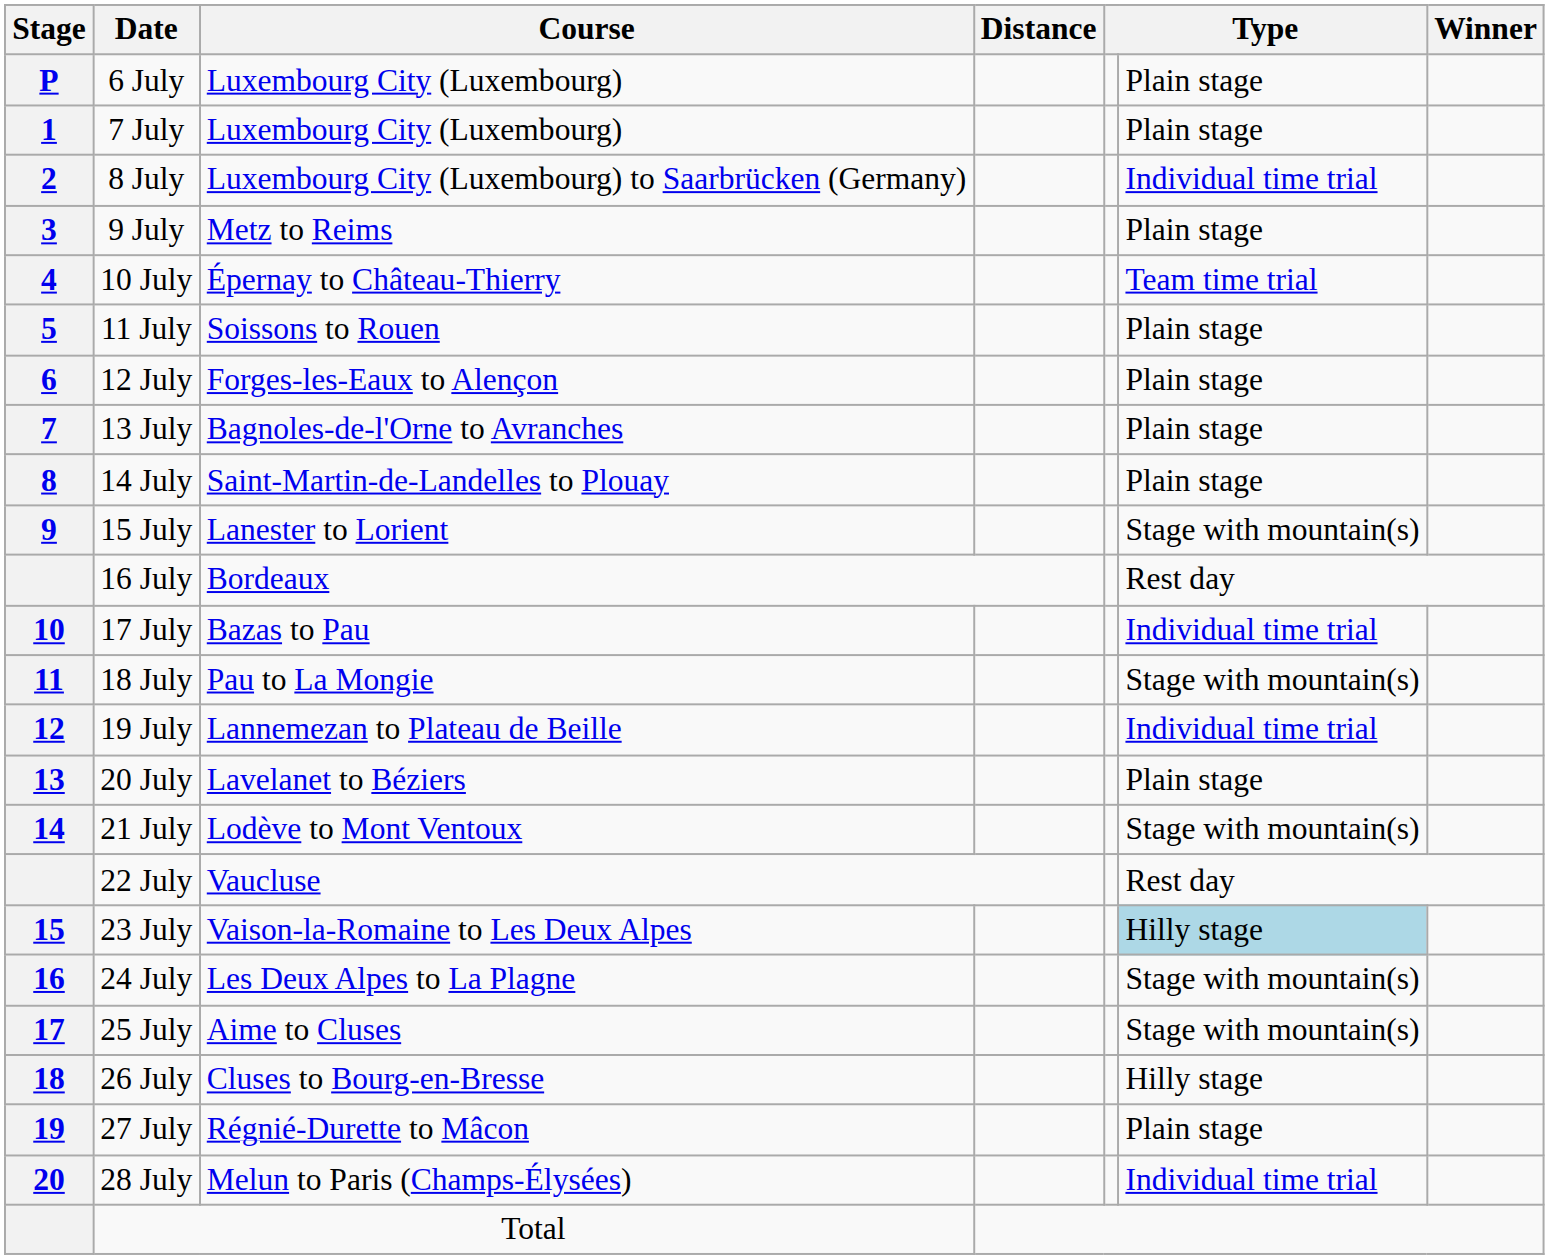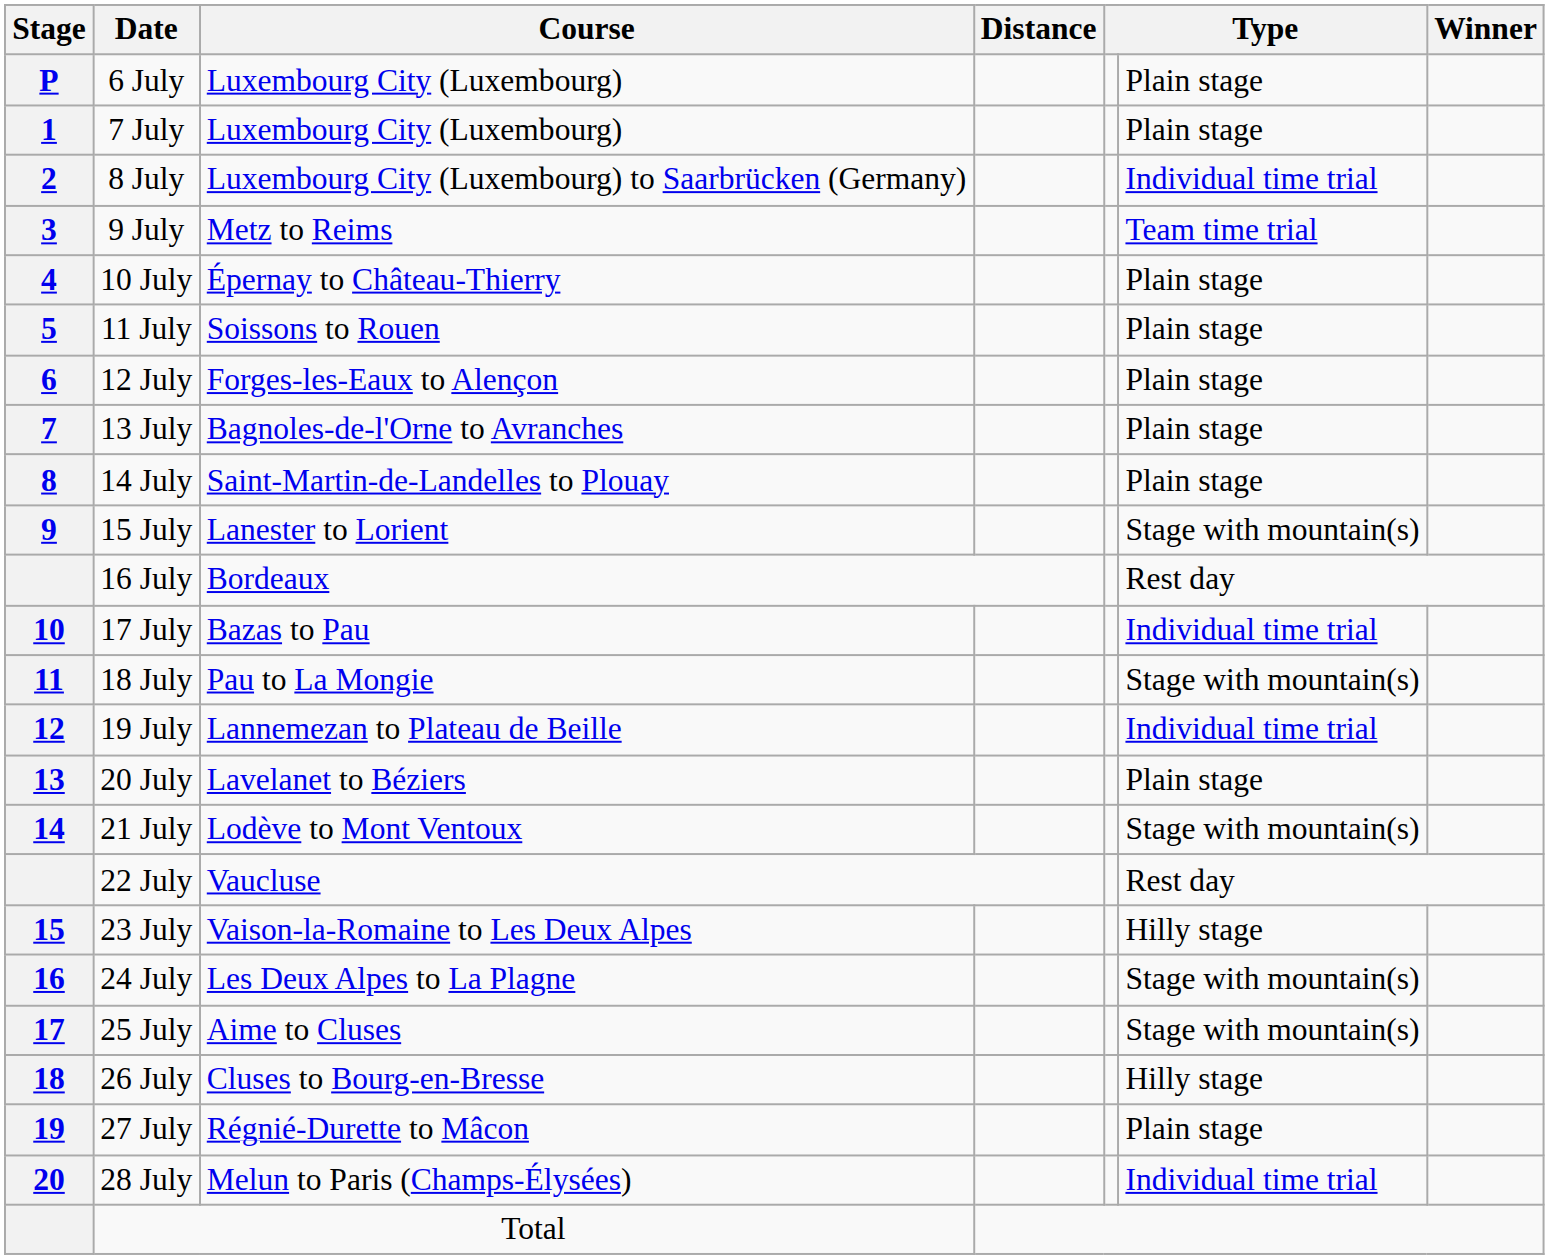(1194, 229) Plain stage -> (1222, 229) Team time trial
(1222, 279) Team time trial -> (1194, 279) Plain stage
(1194, 929) lightblue background -> (1194, 929) no background
